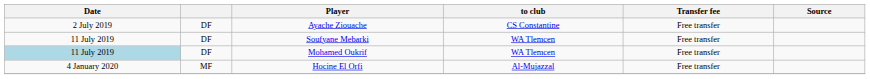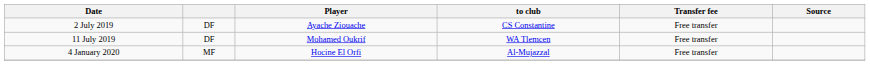- row: (337, 38)
(92, 52) lightblue background -> (94, 38) no background
